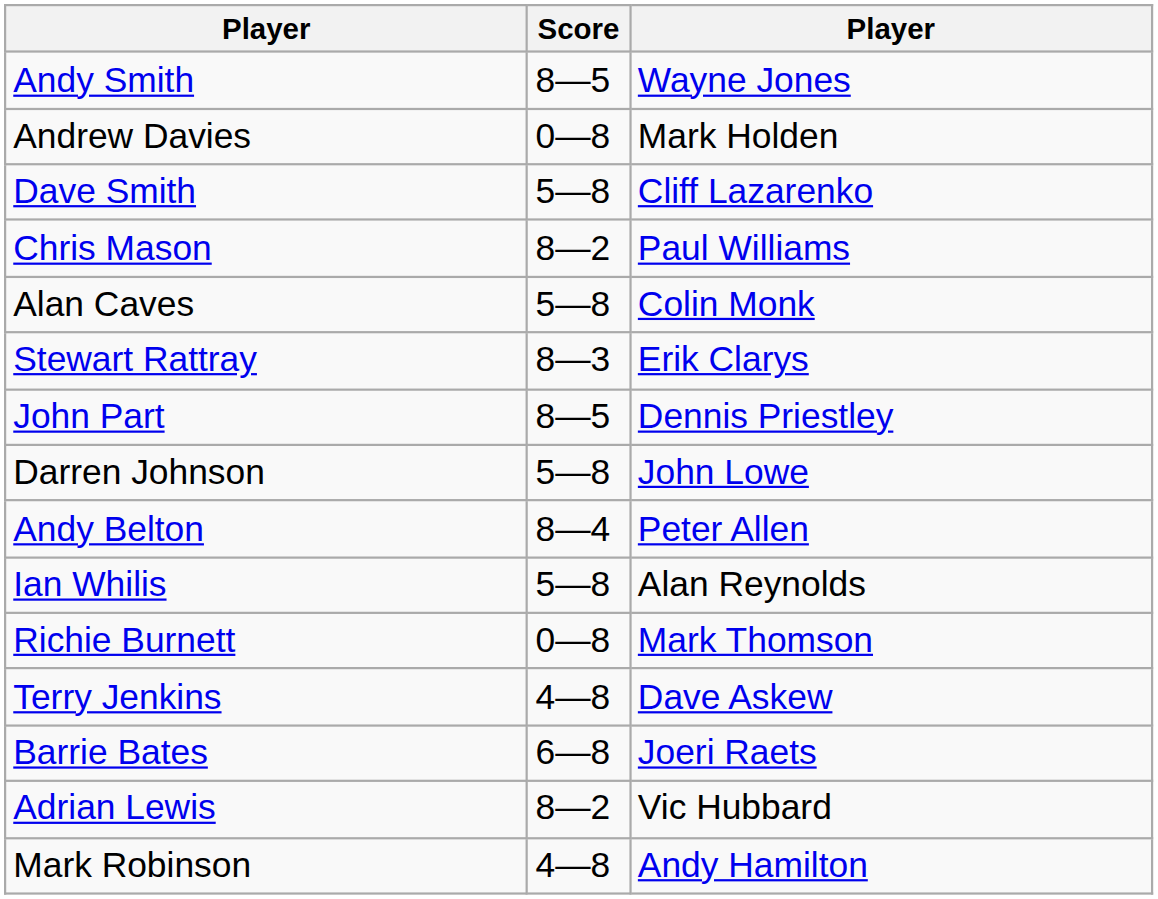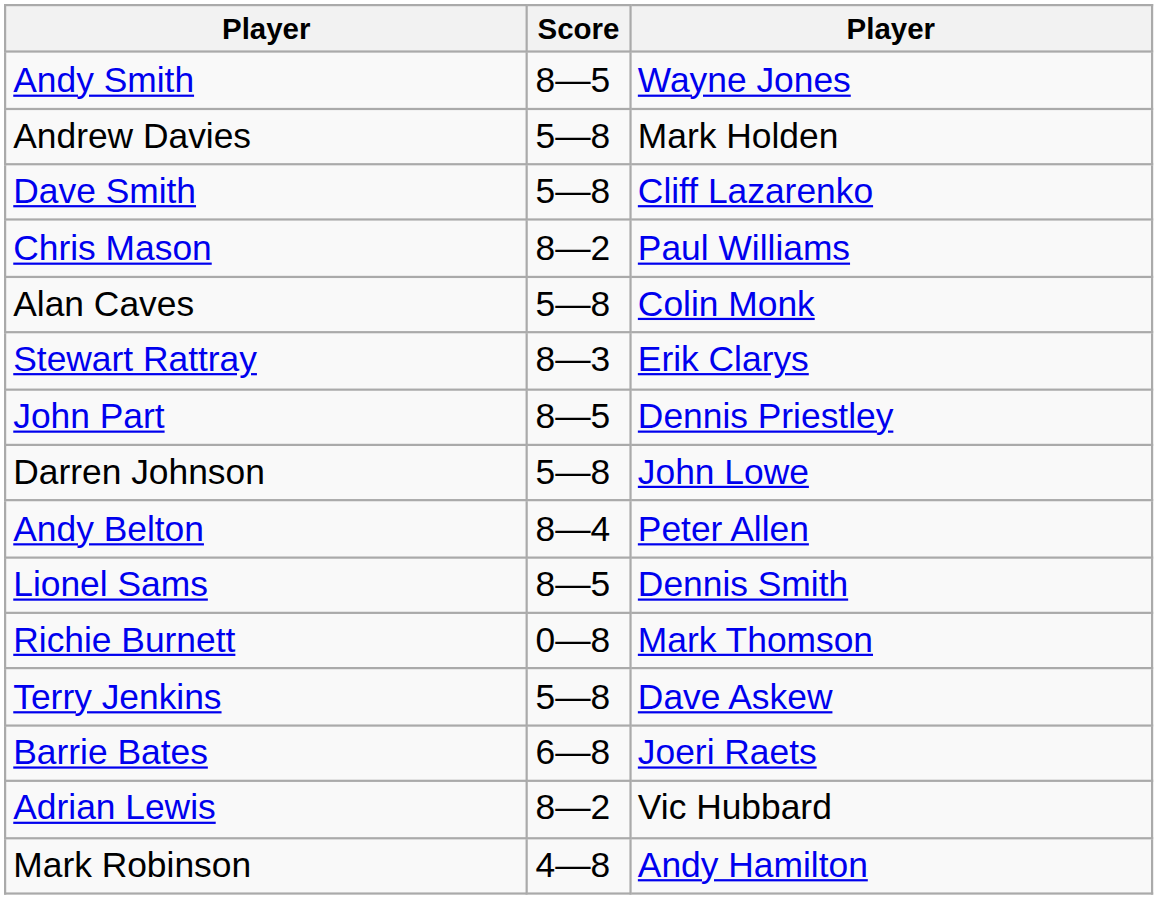(573, 135) 0—8 -> (573, 135) 5—8
- row: (90, 584)
+ row: (111, 584)
(573, 696) 4—8 -> (573, 696) 5—8
